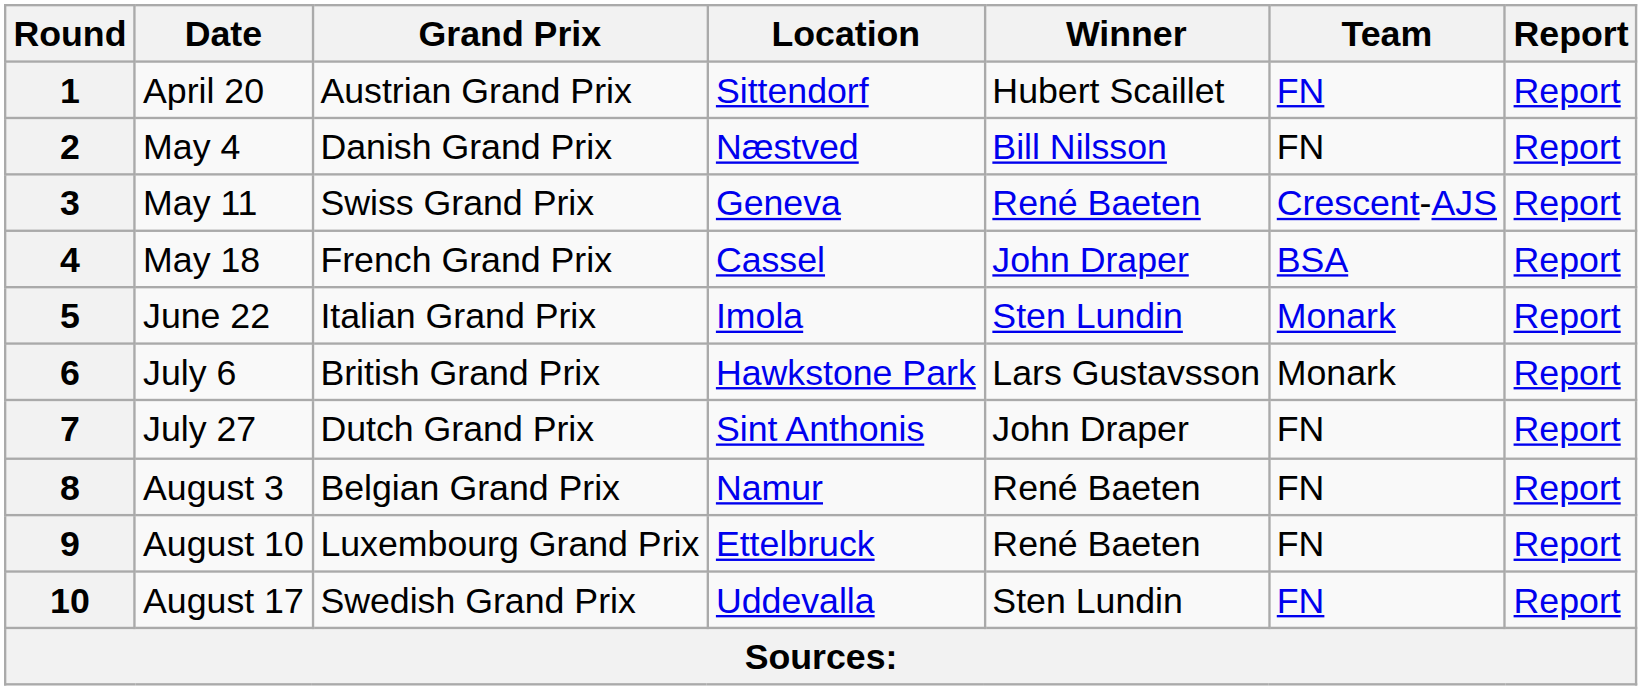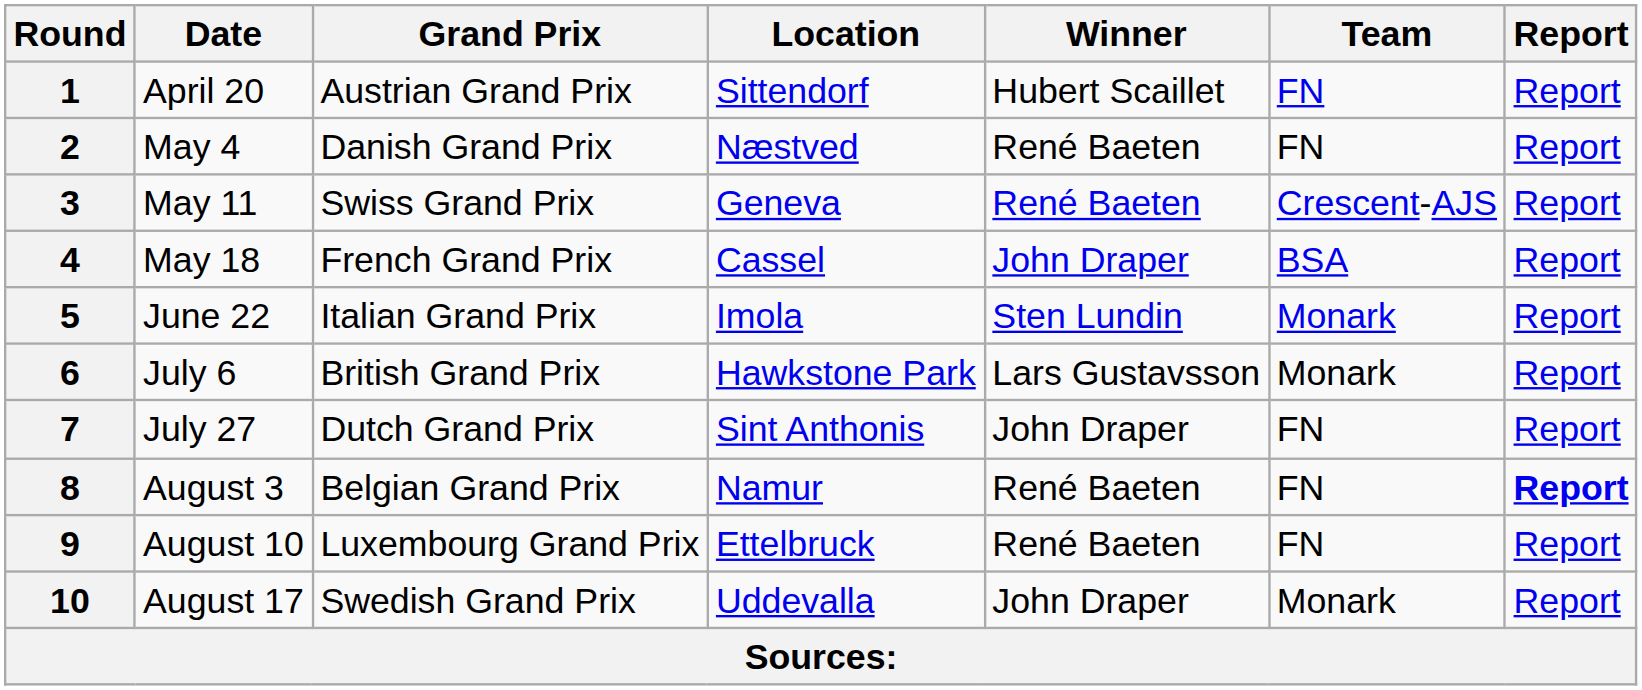(1080, 147) Bill Nilsson -> (1097, 147) René Baeten
(1567, 486) normal -> (1571, 486) bold
(1088, 599) Sten Lundin -> (1091, 599) John Draper
(1301, 599) FN -> (1336, 599) Monark
